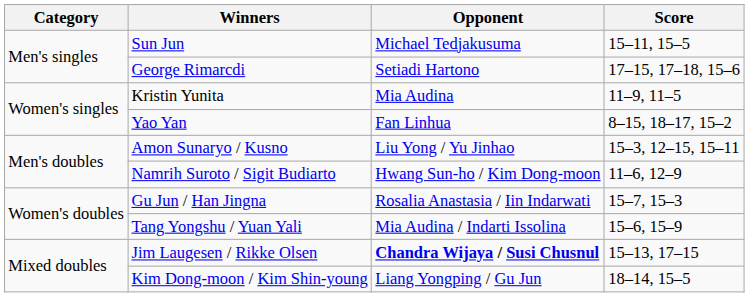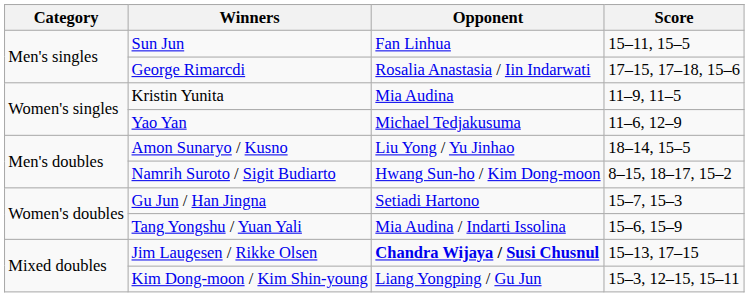(448, 43) Michael Tedjakusuma -> (413, 43) Fan Linhua
(427, 69) Setiadi Hartono -> (483, 69) Rosalia Anastasia / Iin Indarwati
(413, 122) Fan Linhua -> (448, 122) Michael Tedjakusuma
(670, 122) 8–15, 18–17, 15–2 -> (645, 122) 11–6, 12–9
(674, 148) 15–3, 12–15, 15–11 -> (649, 148) 18–14, 15–5
(645, 174) 11–6, 12–9 -> (670, 174) 8–15, 18–17, 15–2
(483, 200) Rosalia Anastasia / Iin Indarwati -> (427, 200) Setiadi Hartono
(649, 278) 18–14, 15–5 -> (674, 278) 15–3, 12–15, 15–11
